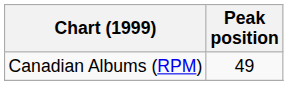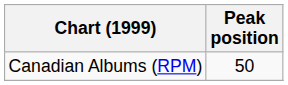(245, 66) 49 -> (245, 66) 50
